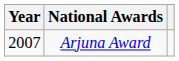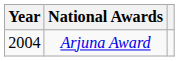(24, 42) 2007 -> (24, 42) 2004
